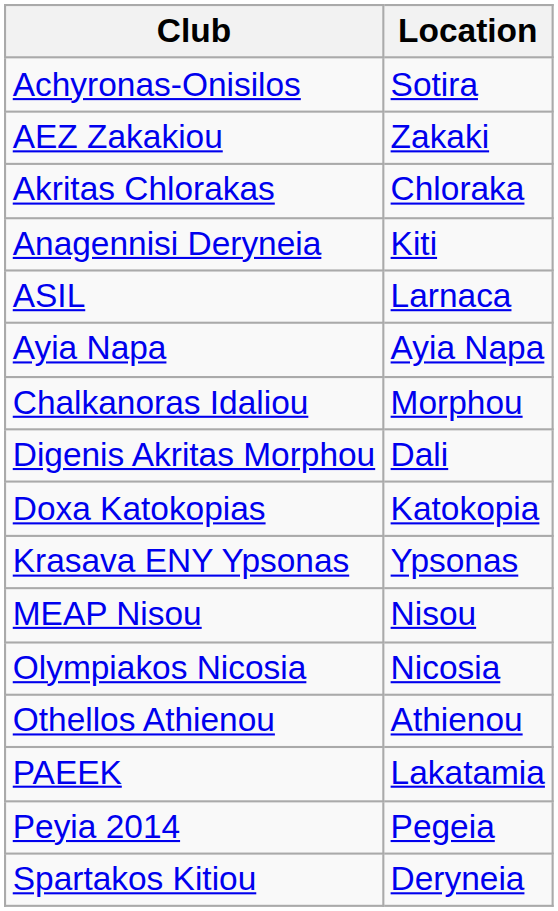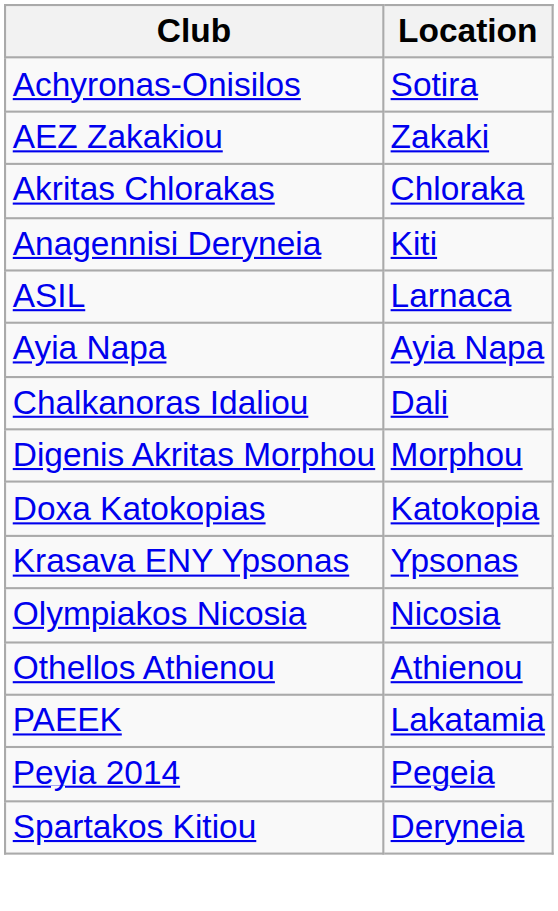(457, 402) Morphou -> (419, 402) Dali
(419, 455) Dali -> (457, 455) Morphou
- row: (107, 614)
